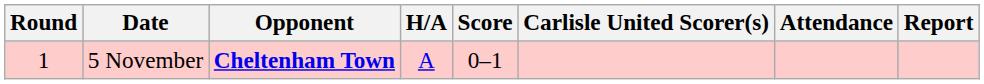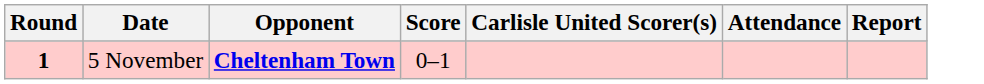- column: (426, 22)
(44, 59) normal -> (44, 59) bold
